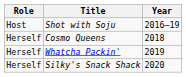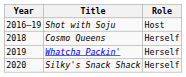columns swapped: (162, 11) <-> (24, 11)
